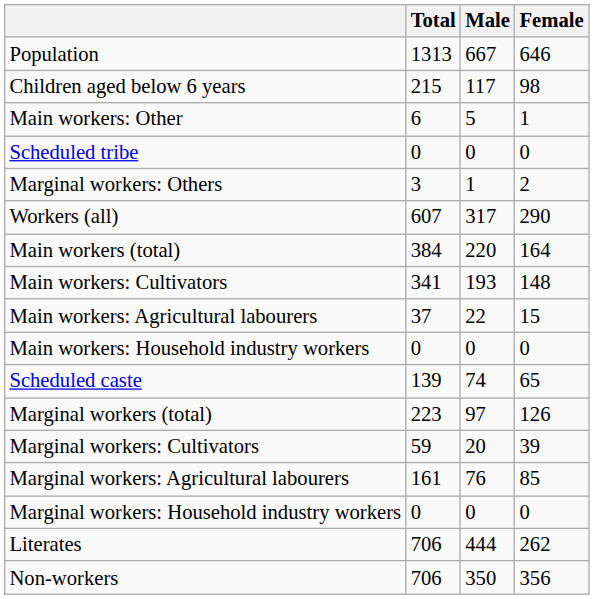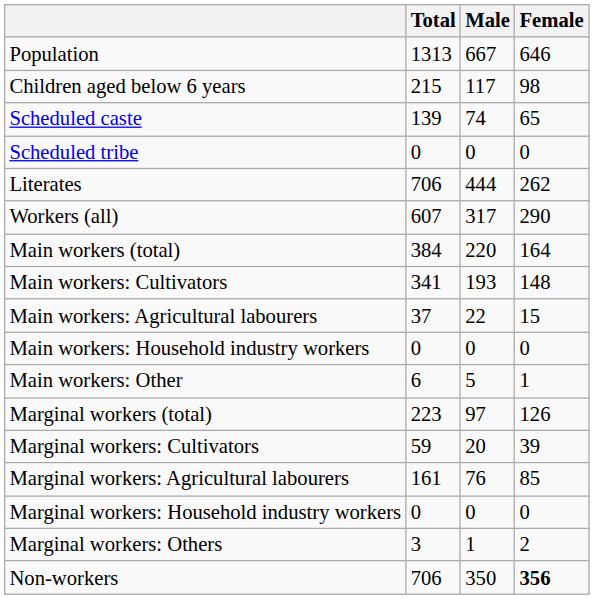rows swapped: (76, 380) <-> (96, 119)
rows swapped: (46, 544) <-> (116, 184)
(535, 577) normal -> (535, 577) bold
